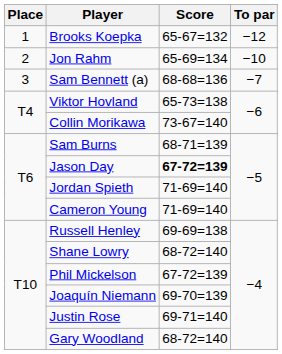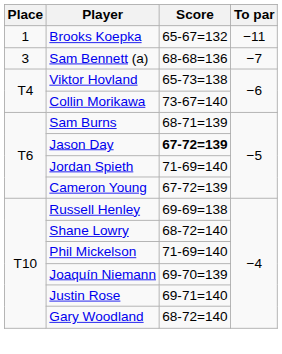(254, 36) −12 -> (254, 36) −11
- row: (80, 58)
(195, 209) 71-69=140 -> (195, 187) 67-72=139
(195, 274) 67-72=139 -> (195, 252) 71-69=140
